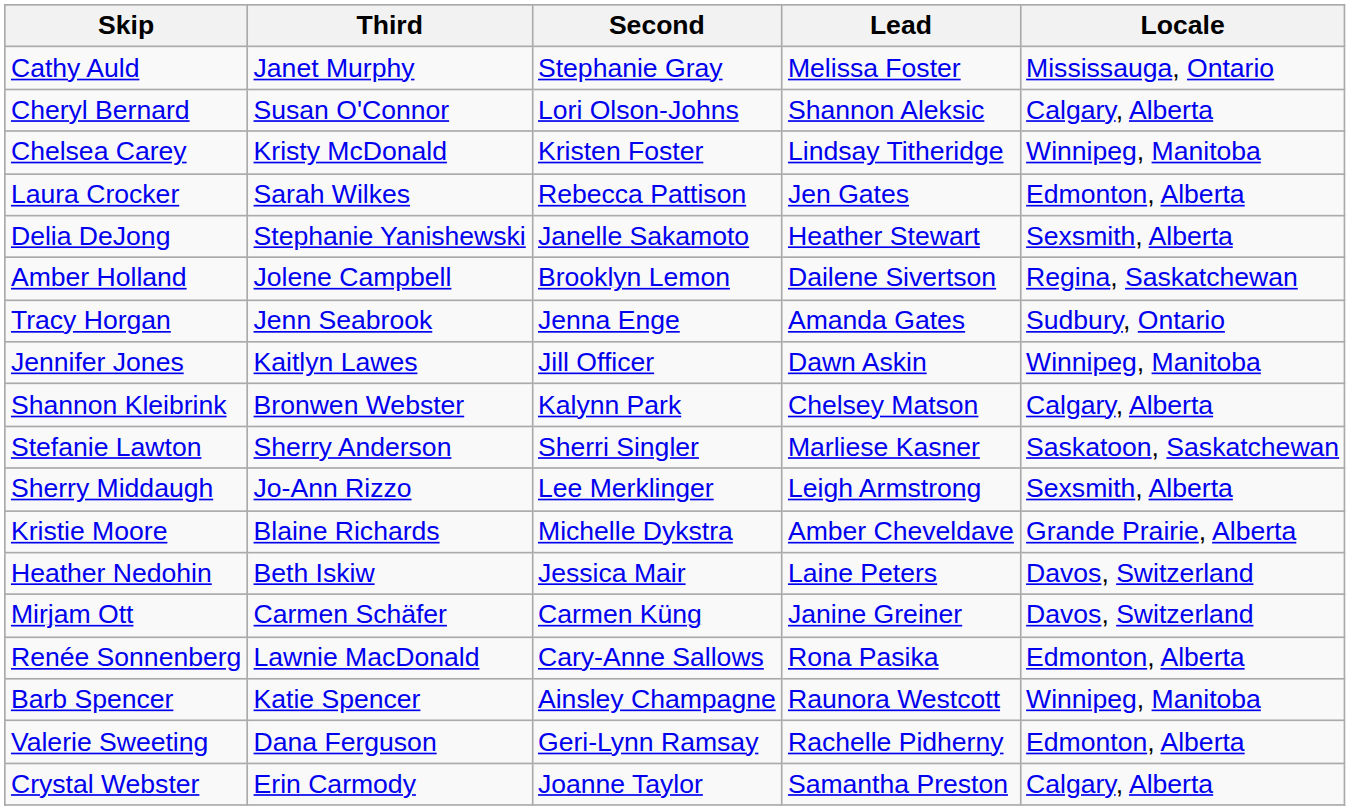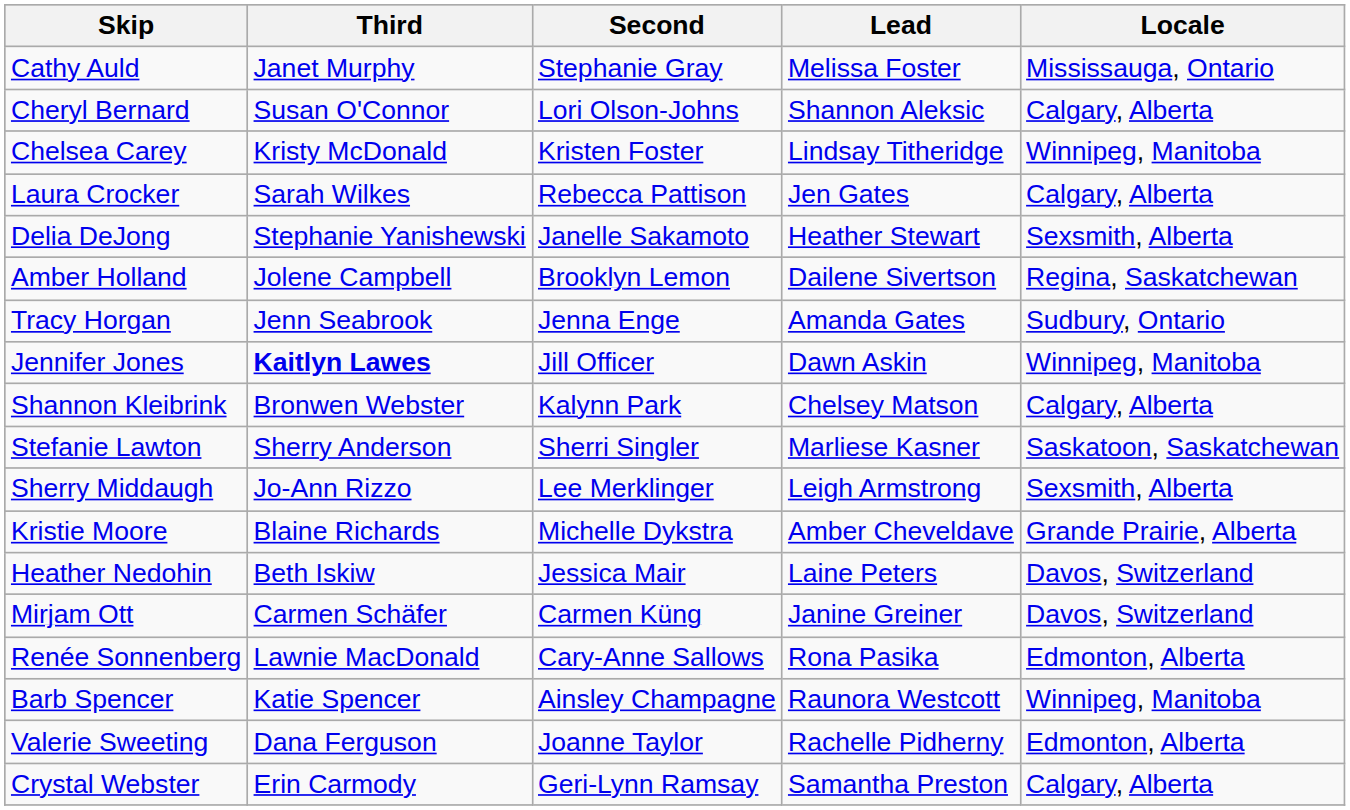(1135, 194) Edmonton, Alberta -> (1120, 194) Calgary, Alberta
(336, 362) normal -> (342, 362) bold
(648, 741) Geri-Lynn Ramsay -> (620, 741) Joanne Taylor
(620, 783) Joanne Taylor -> (648, 783) Geri-Lynn Ramsay
